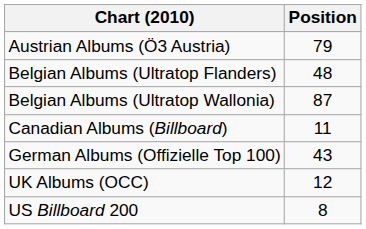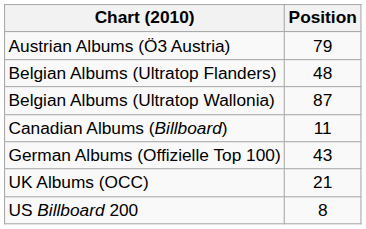(323, 182) 12 -> (323, 182) 21
